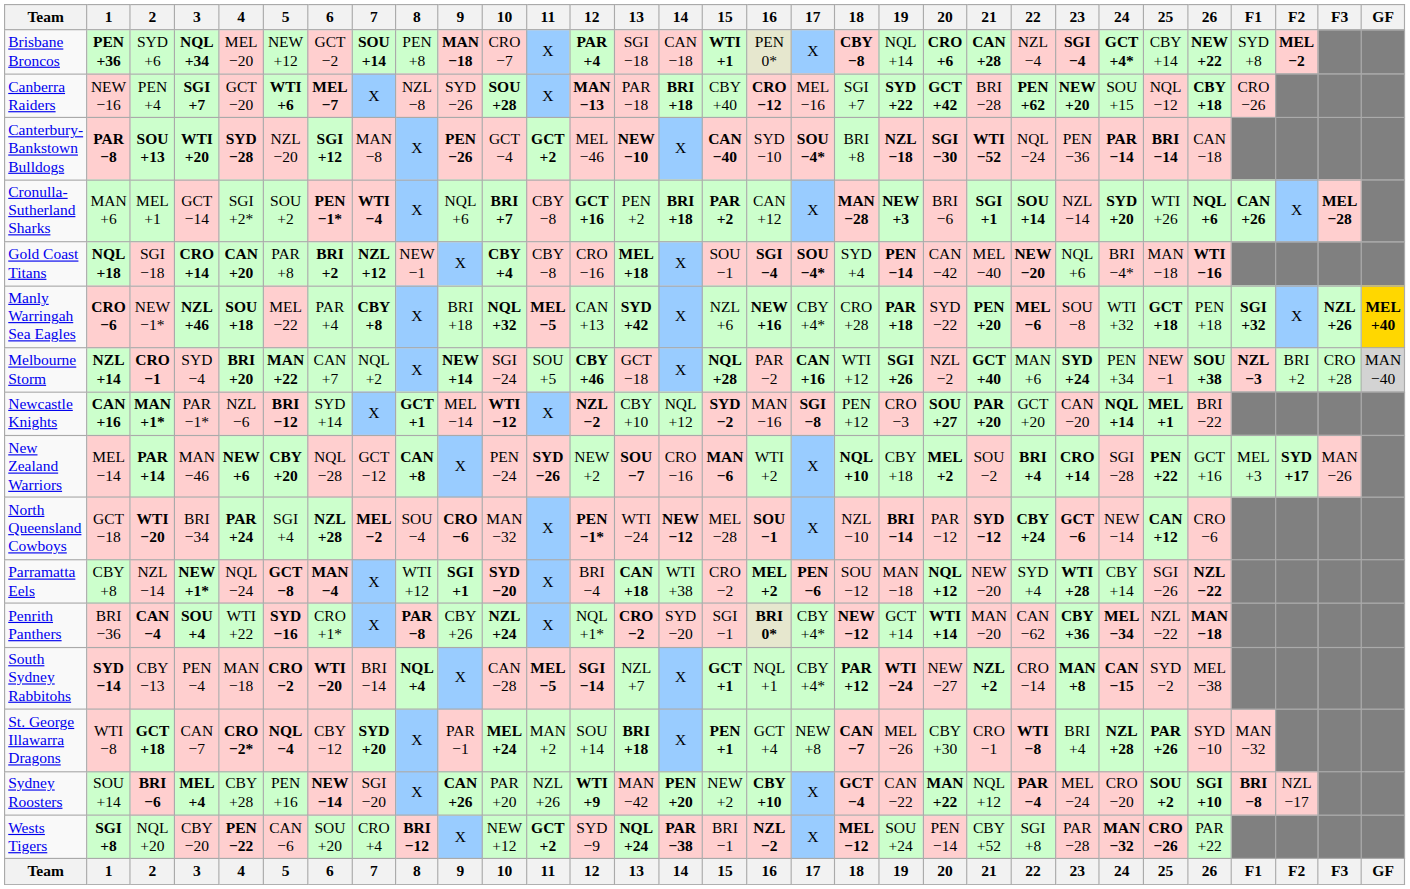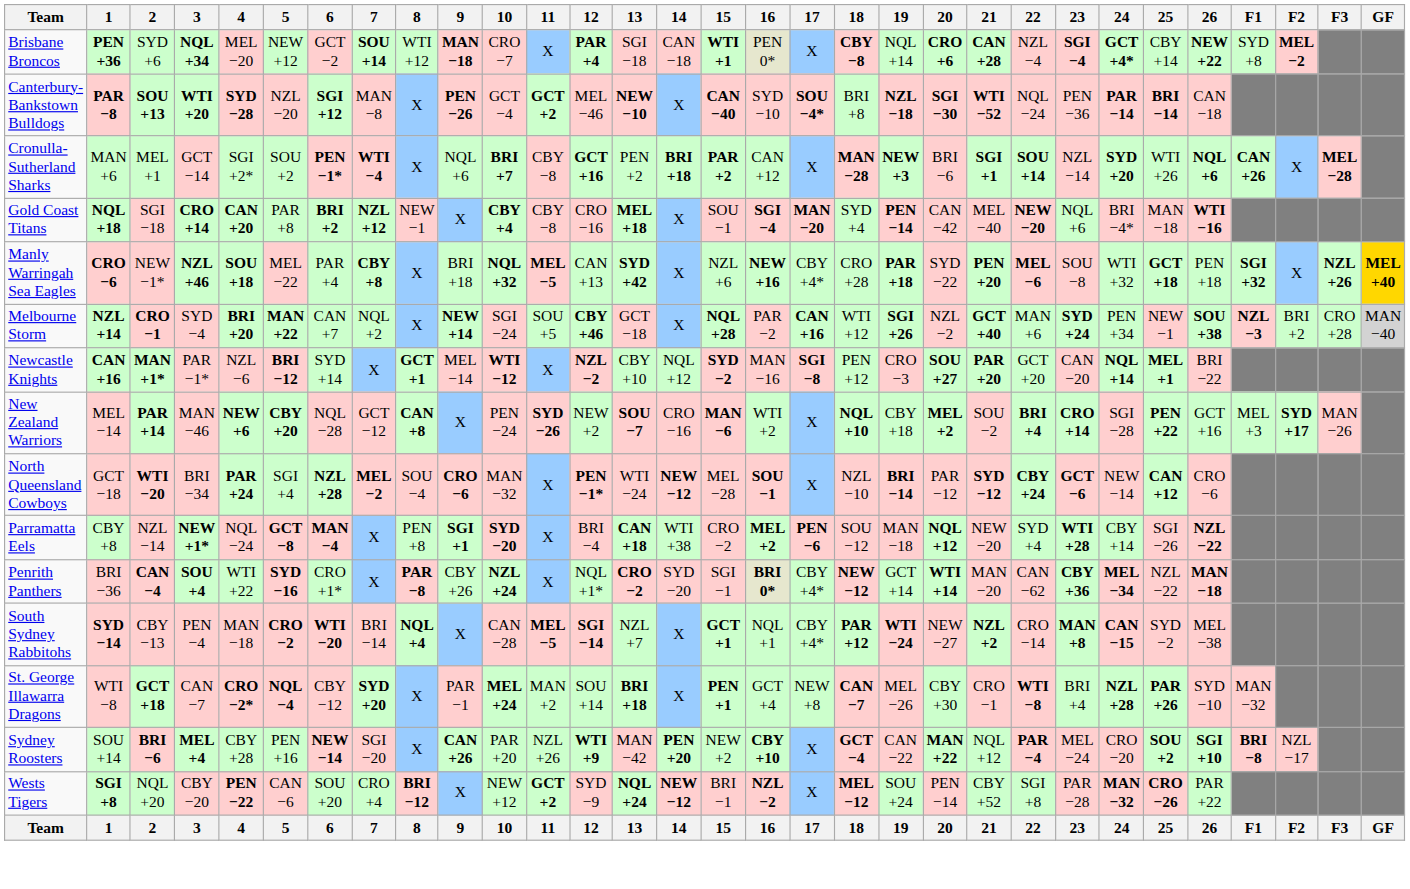(417, 51) PEN +8 -> (417, 51) WTI +12
- row: (37, 95)
(813, 263) SOU −4* -> (812, 219) MAN −20
(417, 580) WTI +12 -> (417, 537) PEN +8
(681, 836) PAR −38 -> (679, 792) NEW −12
